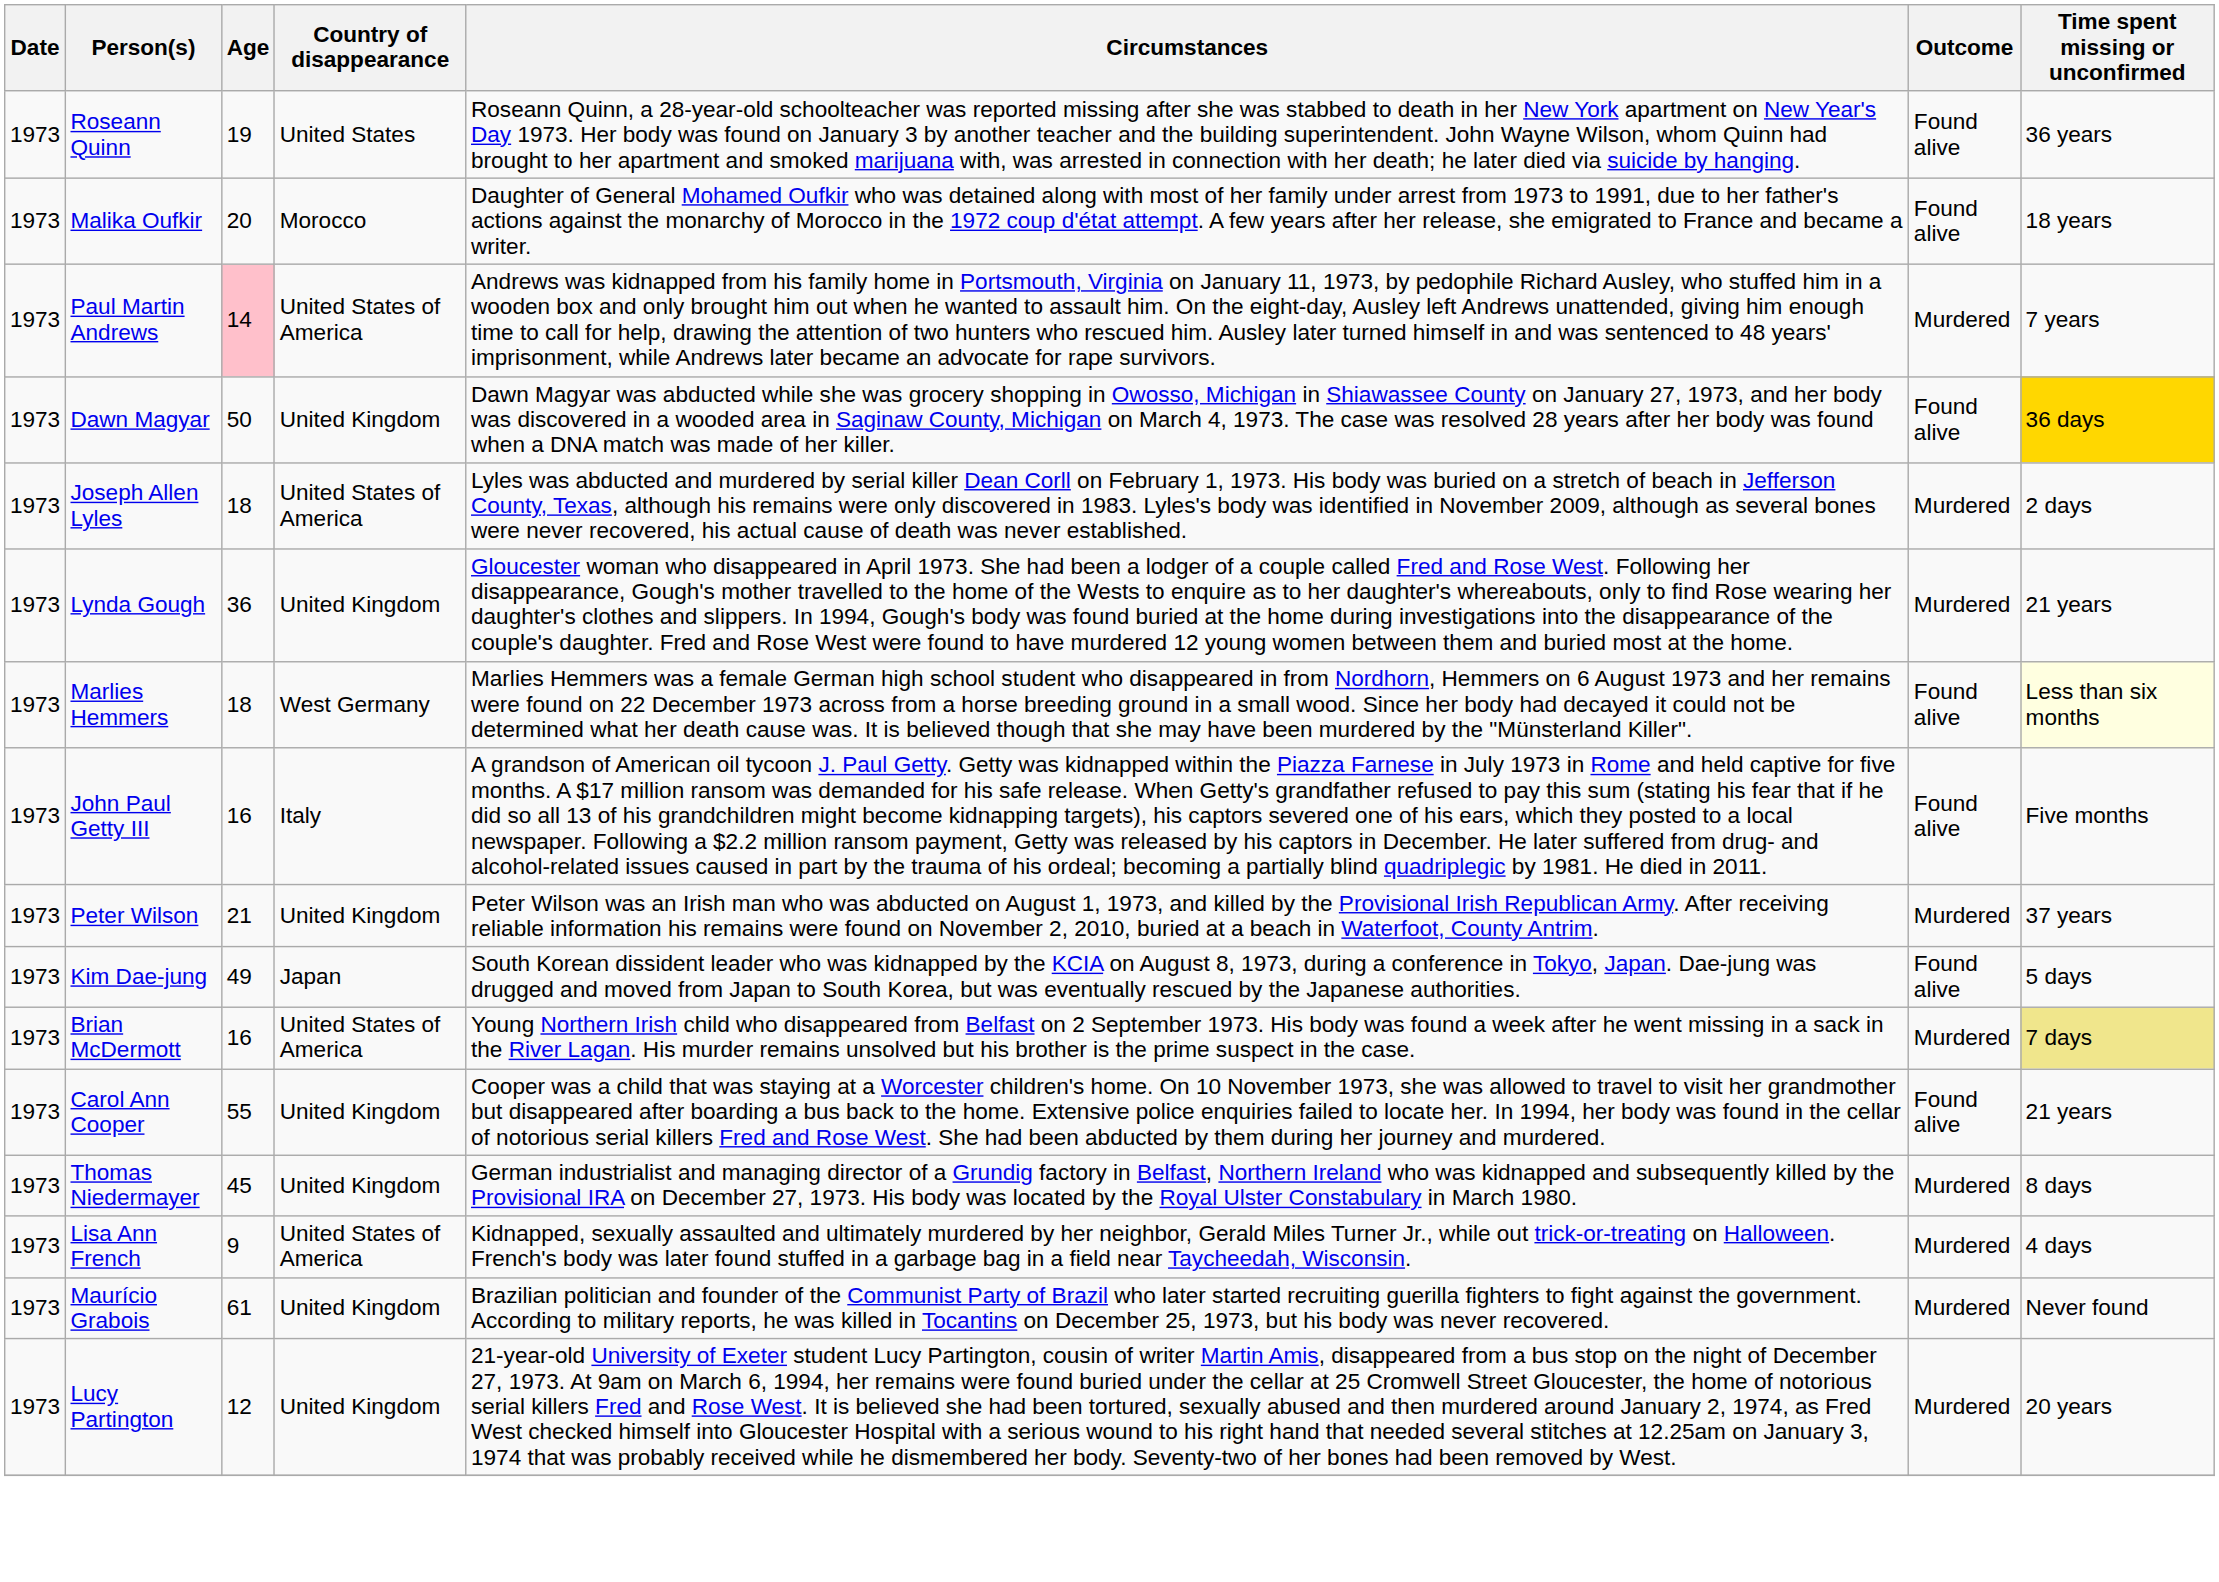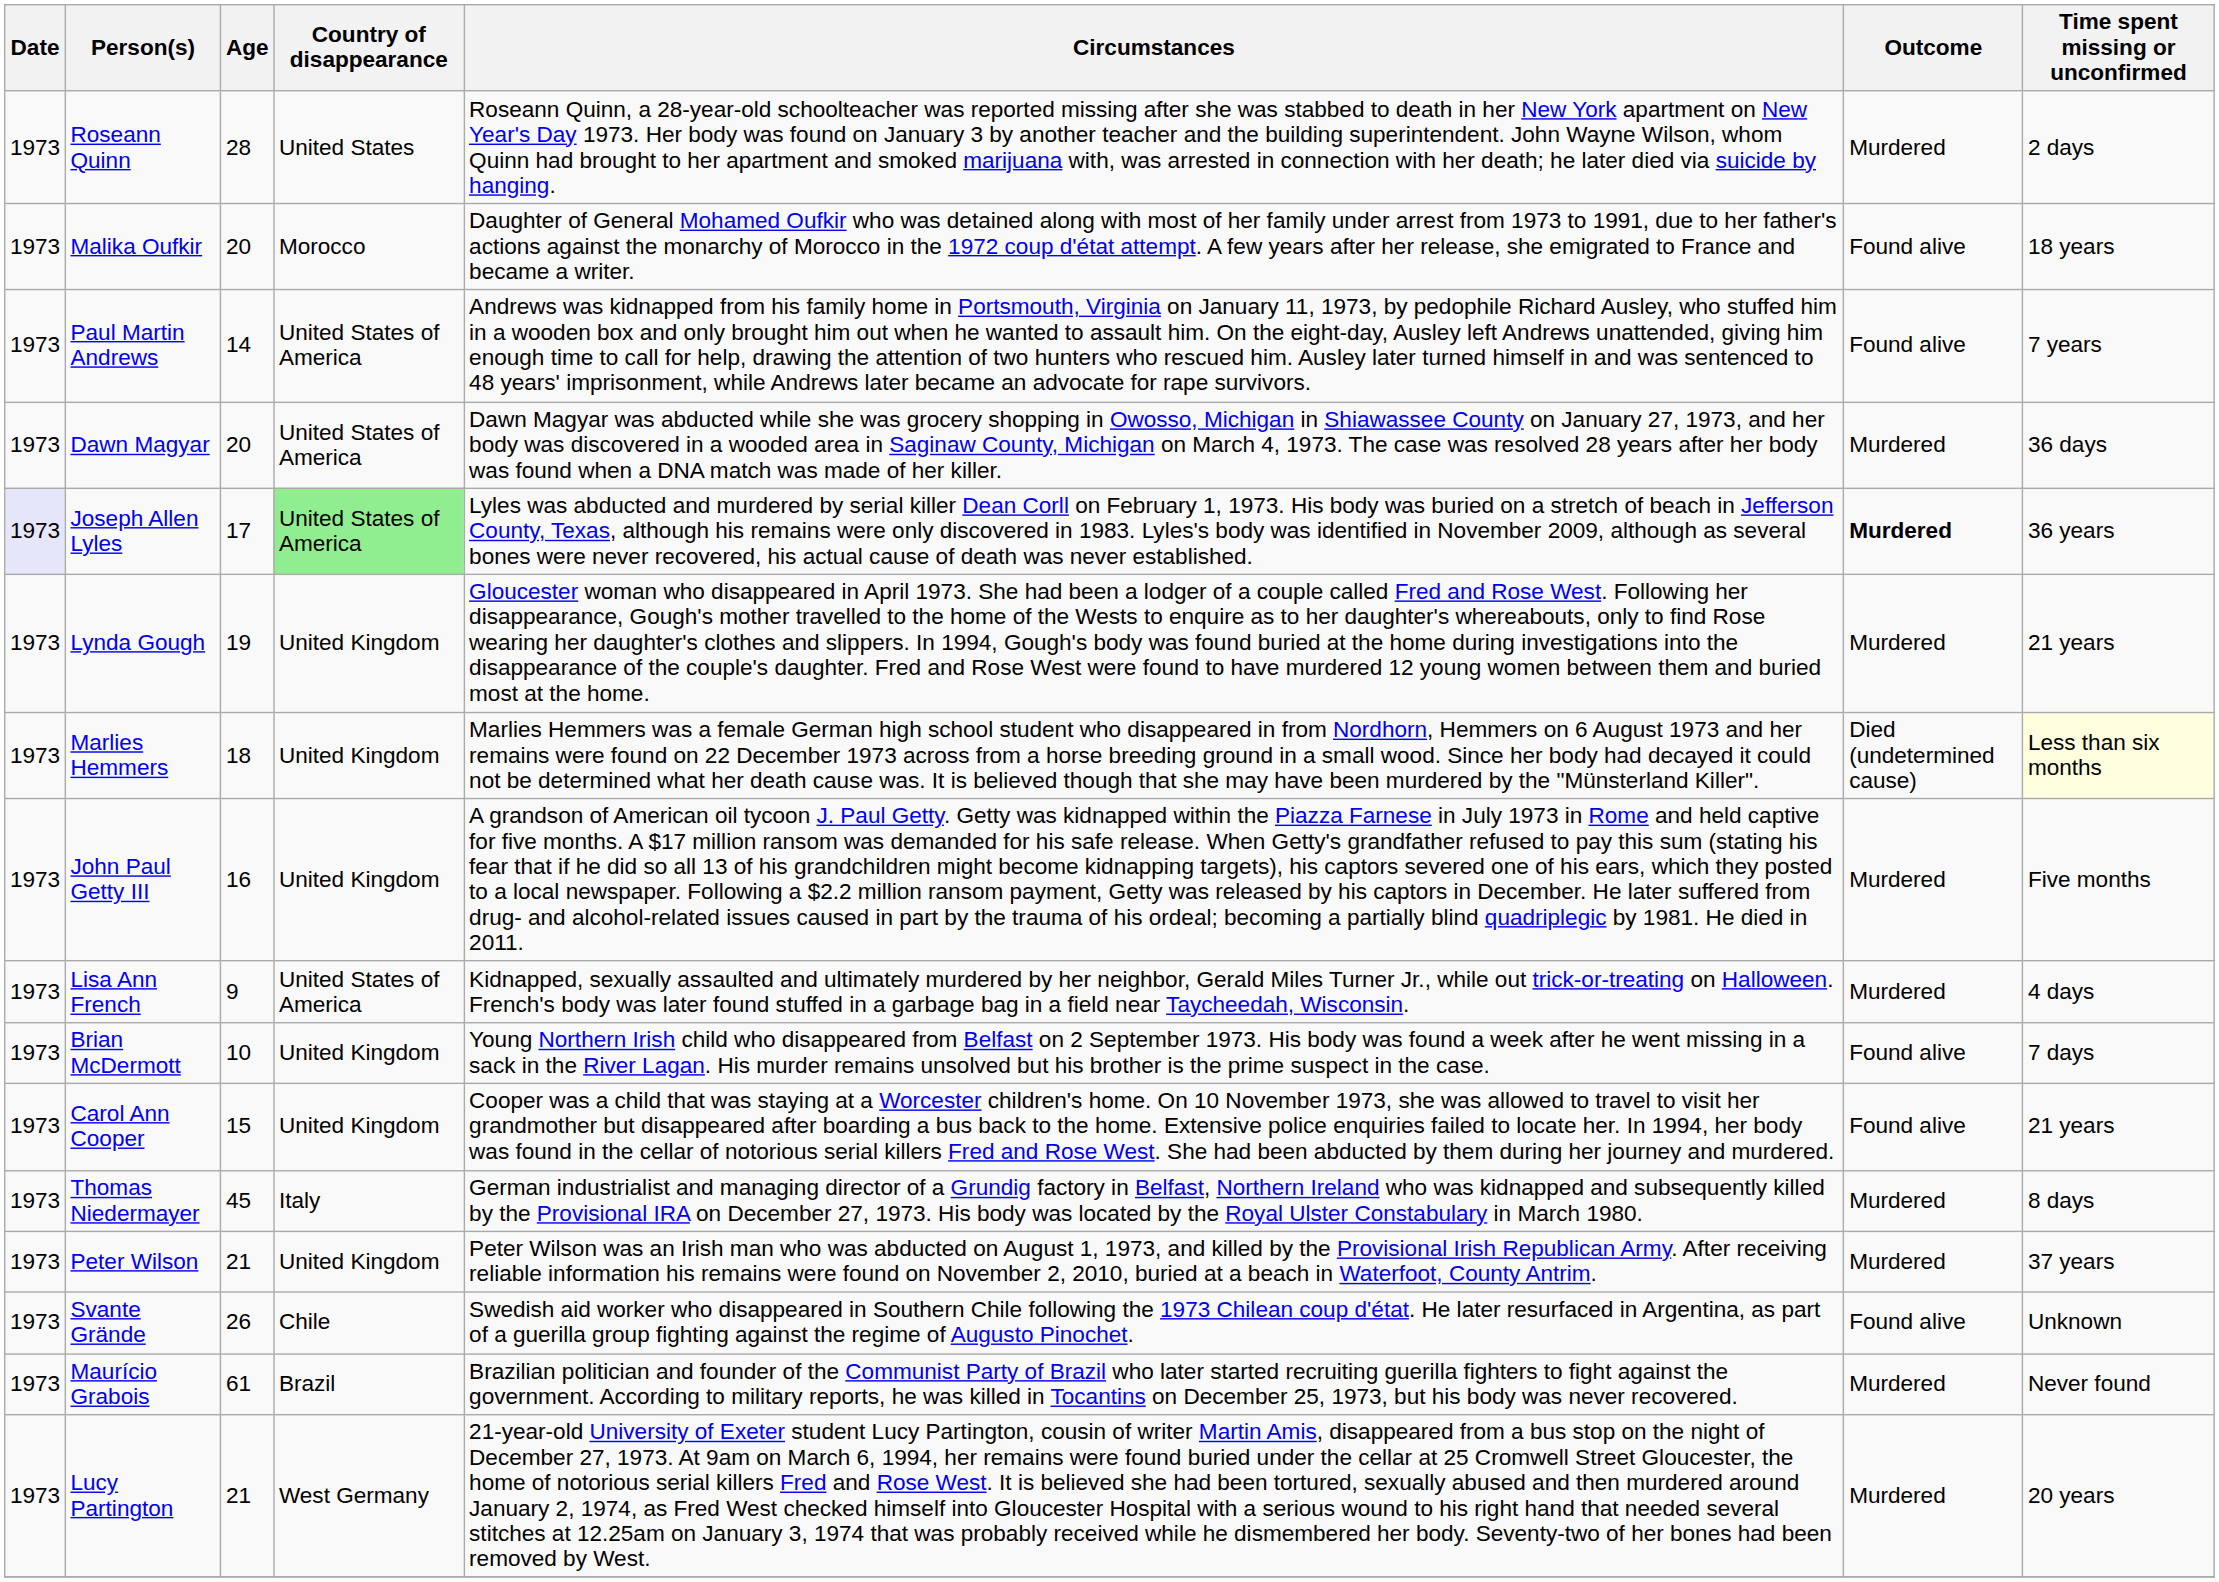(239, 134) 19 -> (238, 146) 28
(1946, 134) Found alive -> (1897, 146) Murdered
(2069, 134) 36 years -> (2061, 146) 2 days
(239, 320) pink background -> (238, 345) no background
(1962, 320) Murdered -> (1907, 345) Found alive
(239, 419) 50 -> (238, 444) 20
(360, 419) United Kingdom -> (359, 444) United States of America
(1946, 419) Found alive -> (1897, 444) Murdered
(2065, 419) gold background -> (2067, 444) no background
(35, 505) no background -> (35, 531) lavender background
(239, 505) 18 -> (238, 531) 17
(360, 505) no background -> (359, 531) lightgreen background
(1962, 505) normal -> (1901, 531) bold
(2059, 505) 2 days -> (2071, 531) 36 years
(239, 605) 36 -> (238, 643) 19
(355, 704) West Germany -> (359, 755) United Kingdom
(1946, 704) Found alive -> (1922, 755) Died (undetermined cause)
(300, 816) Italy -> (359, 879) United Kingdom
(1946, 816) Found alive -> (1897, 879) Murdered
rows swapped: (134, 915) <-> (114, 1246)
- row: (139, 976)
(239, 1037) 16 -> (238, 1052) 10
(360, 1037) United States of America -> (359, 1052) United Kingdom
(1962, 1037) Murdered -> (1907, 1052) Found alive
(2059, 1037) khaki background -> (2061, 1052) no background
(239, 1111) 55 -> (238, 1126) 15
(360, 1185) United Kingdom -> (300, 1200) Italy
+ row: (108, 1322)
(360, 1307) United Kingdom -> (307, 1383) Brazil
(239, 1407) 12 -> (238, 1495) 21
(360, 1407) United Kingdom -> (354, 1495) West Germany
